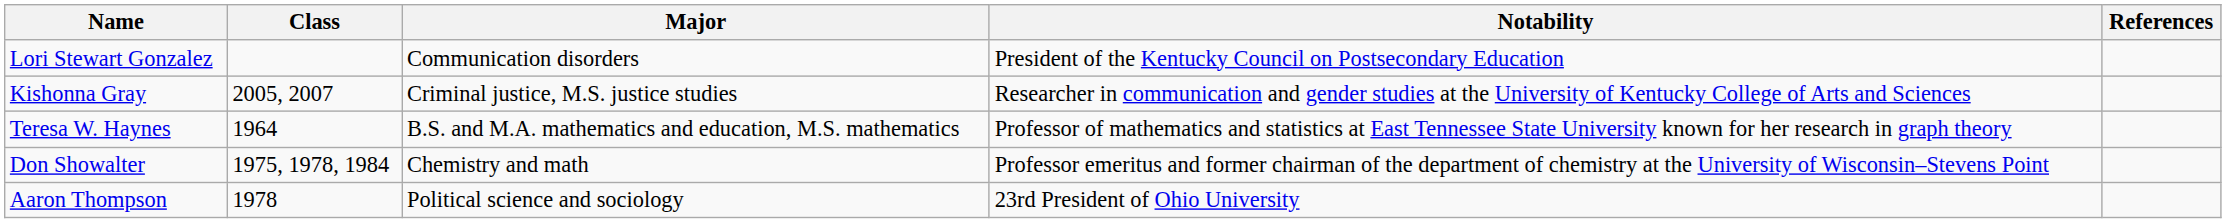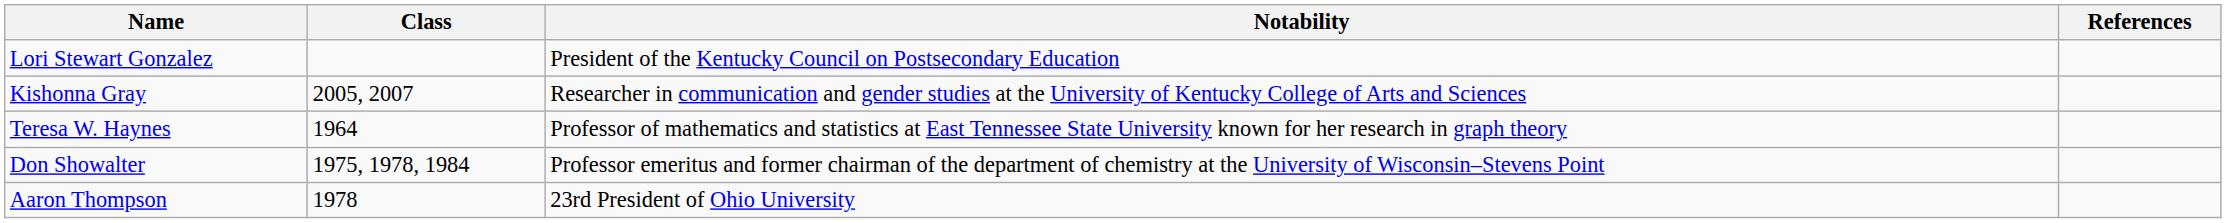- column: (696, 22)
